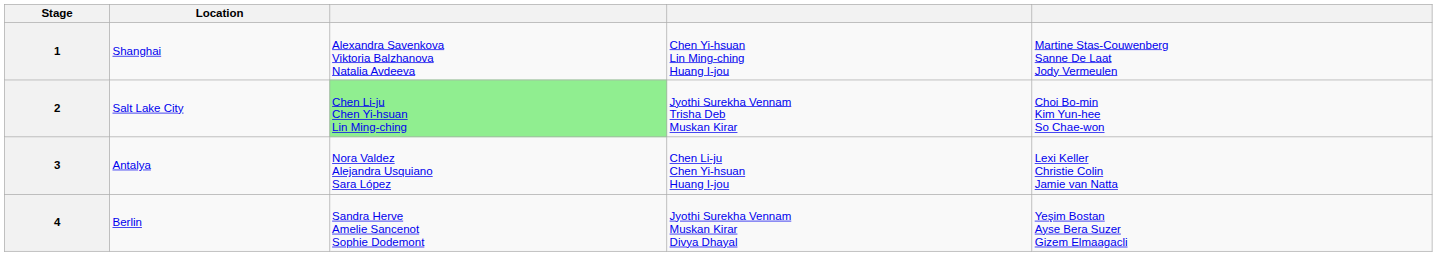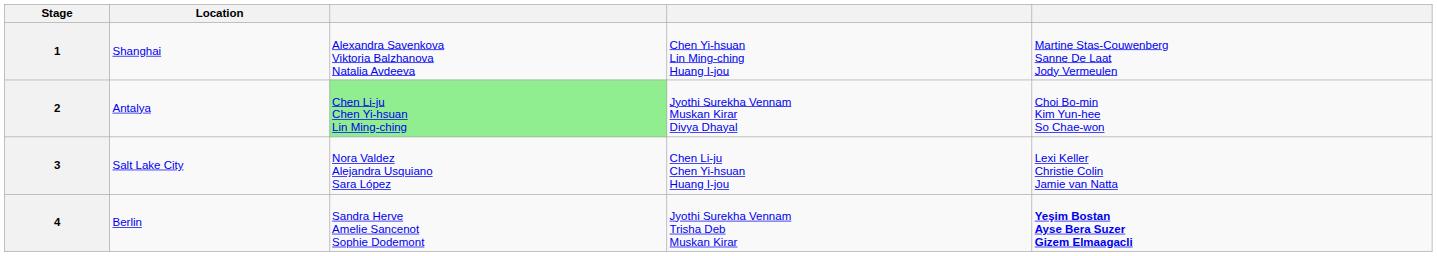(148, 108) Salt Lake City -> (132, 108) Antalya
(730, 114) Jyothi Surekha Vennam Trisha Deb Muskan Kirar -> (730, 114) Jyothi Surekha Vennam Muskan Kirar Divya Dhayal
(132, 165) Antalya -> (148, 165) Salt Lake City
(730, 229) Jyothi Surekha Vennam Muskan Kirar Divya Dhayal -> (730, 229) Jyothi Surekha Vennam Trisha Deb Muskan Kirar
(1081, 229) normal -> (1084, 229) bold
